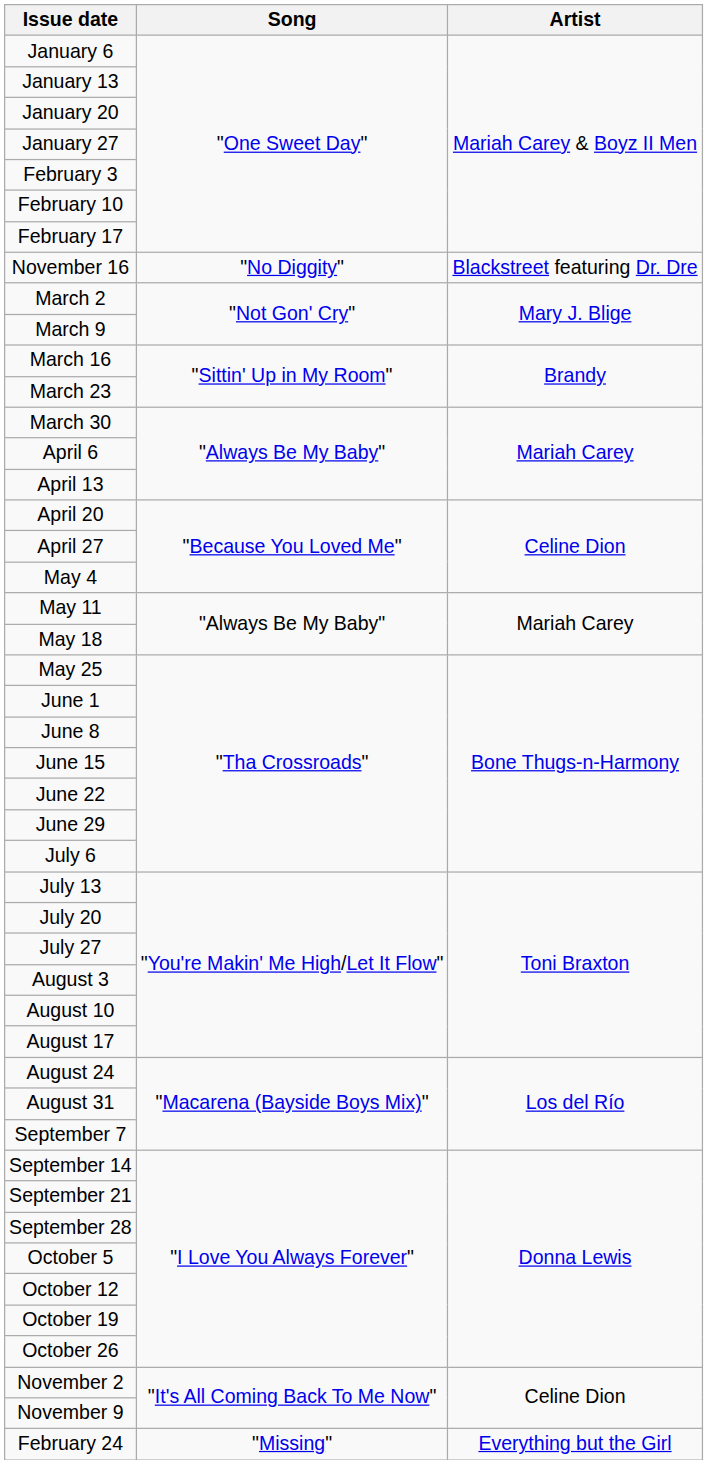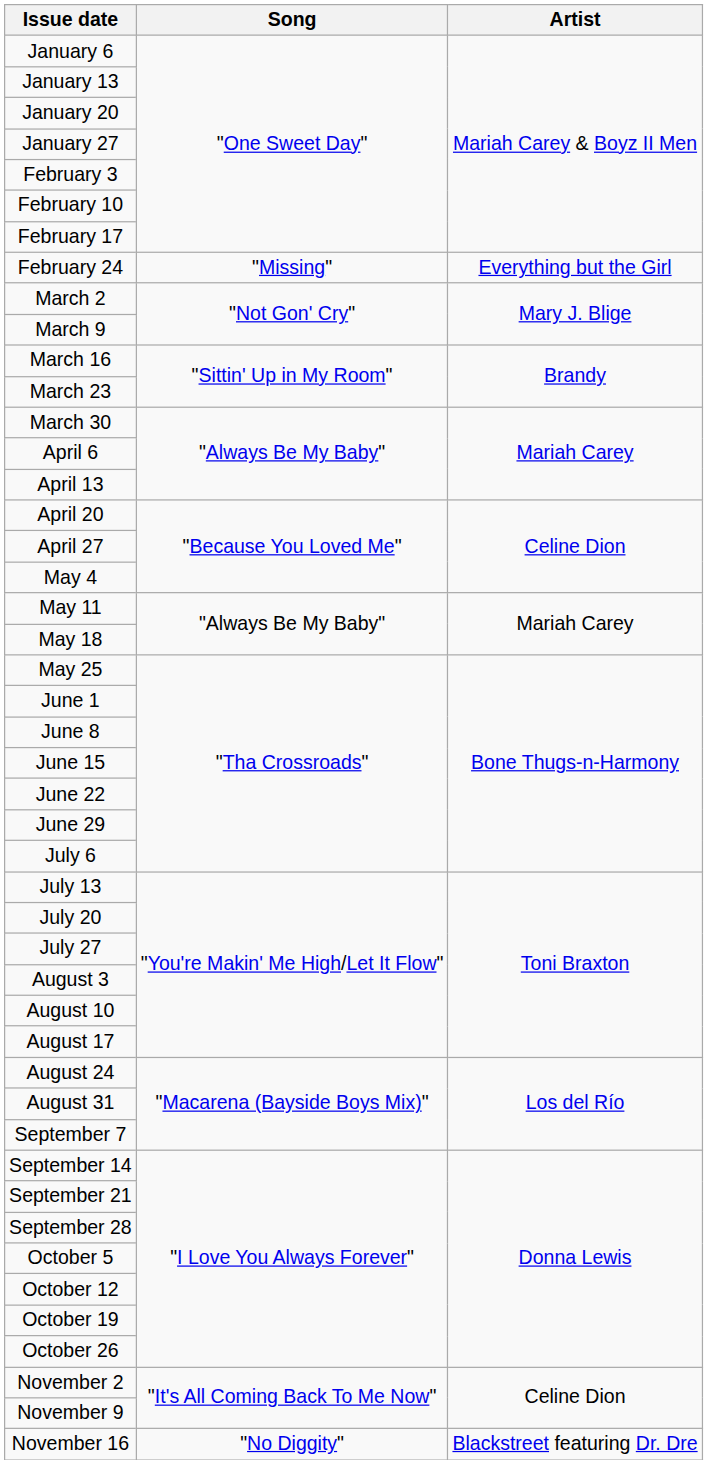rows swapped: (70, 1444) <-> (70, 267)
